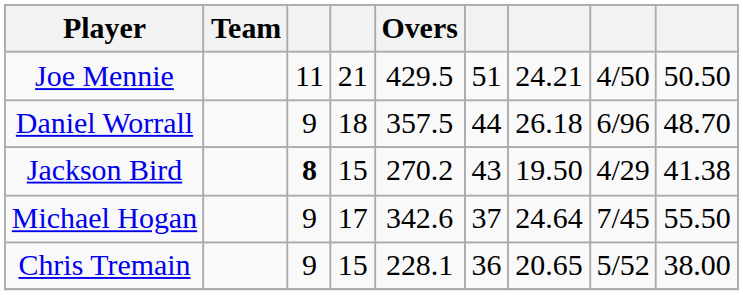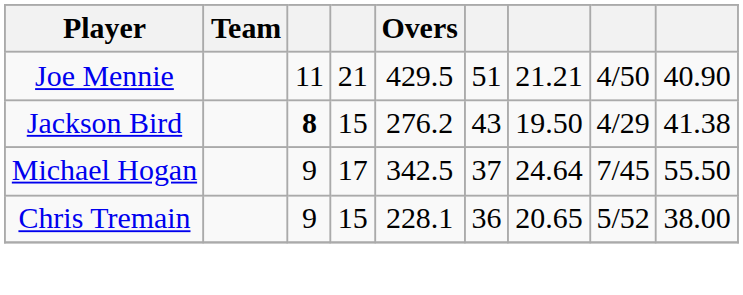(549, 75) 24.21 -> (549, 75) 21.21
(697, 75) 50.50 -> (697, 75) 40.90
- row: (104, 123)
(420, 170) 270.2 -> (420, 123) 276.2
(420, 218) 342.6 -> (420, 170) 342.5
